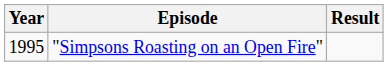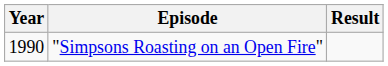(26, 46) 1995 -> (26, 46) 1990
